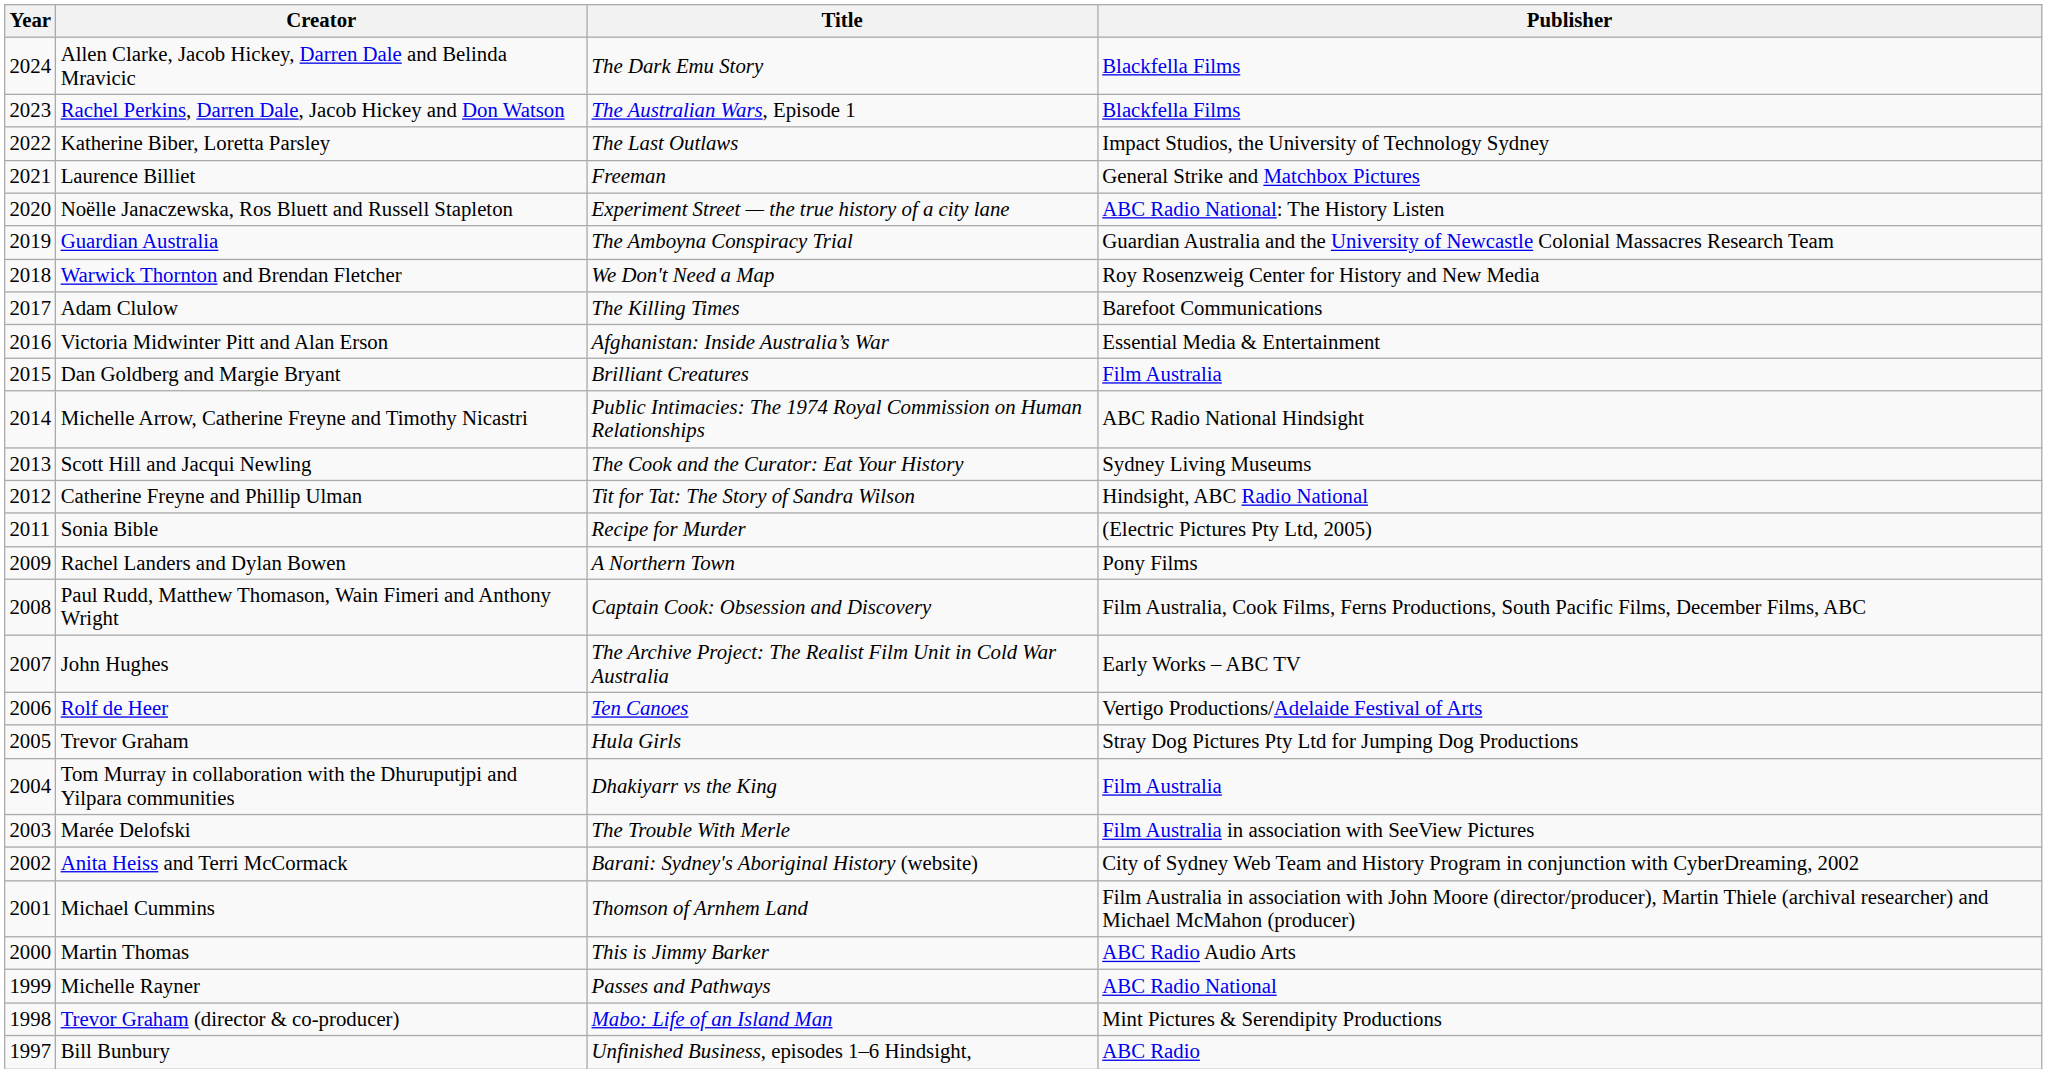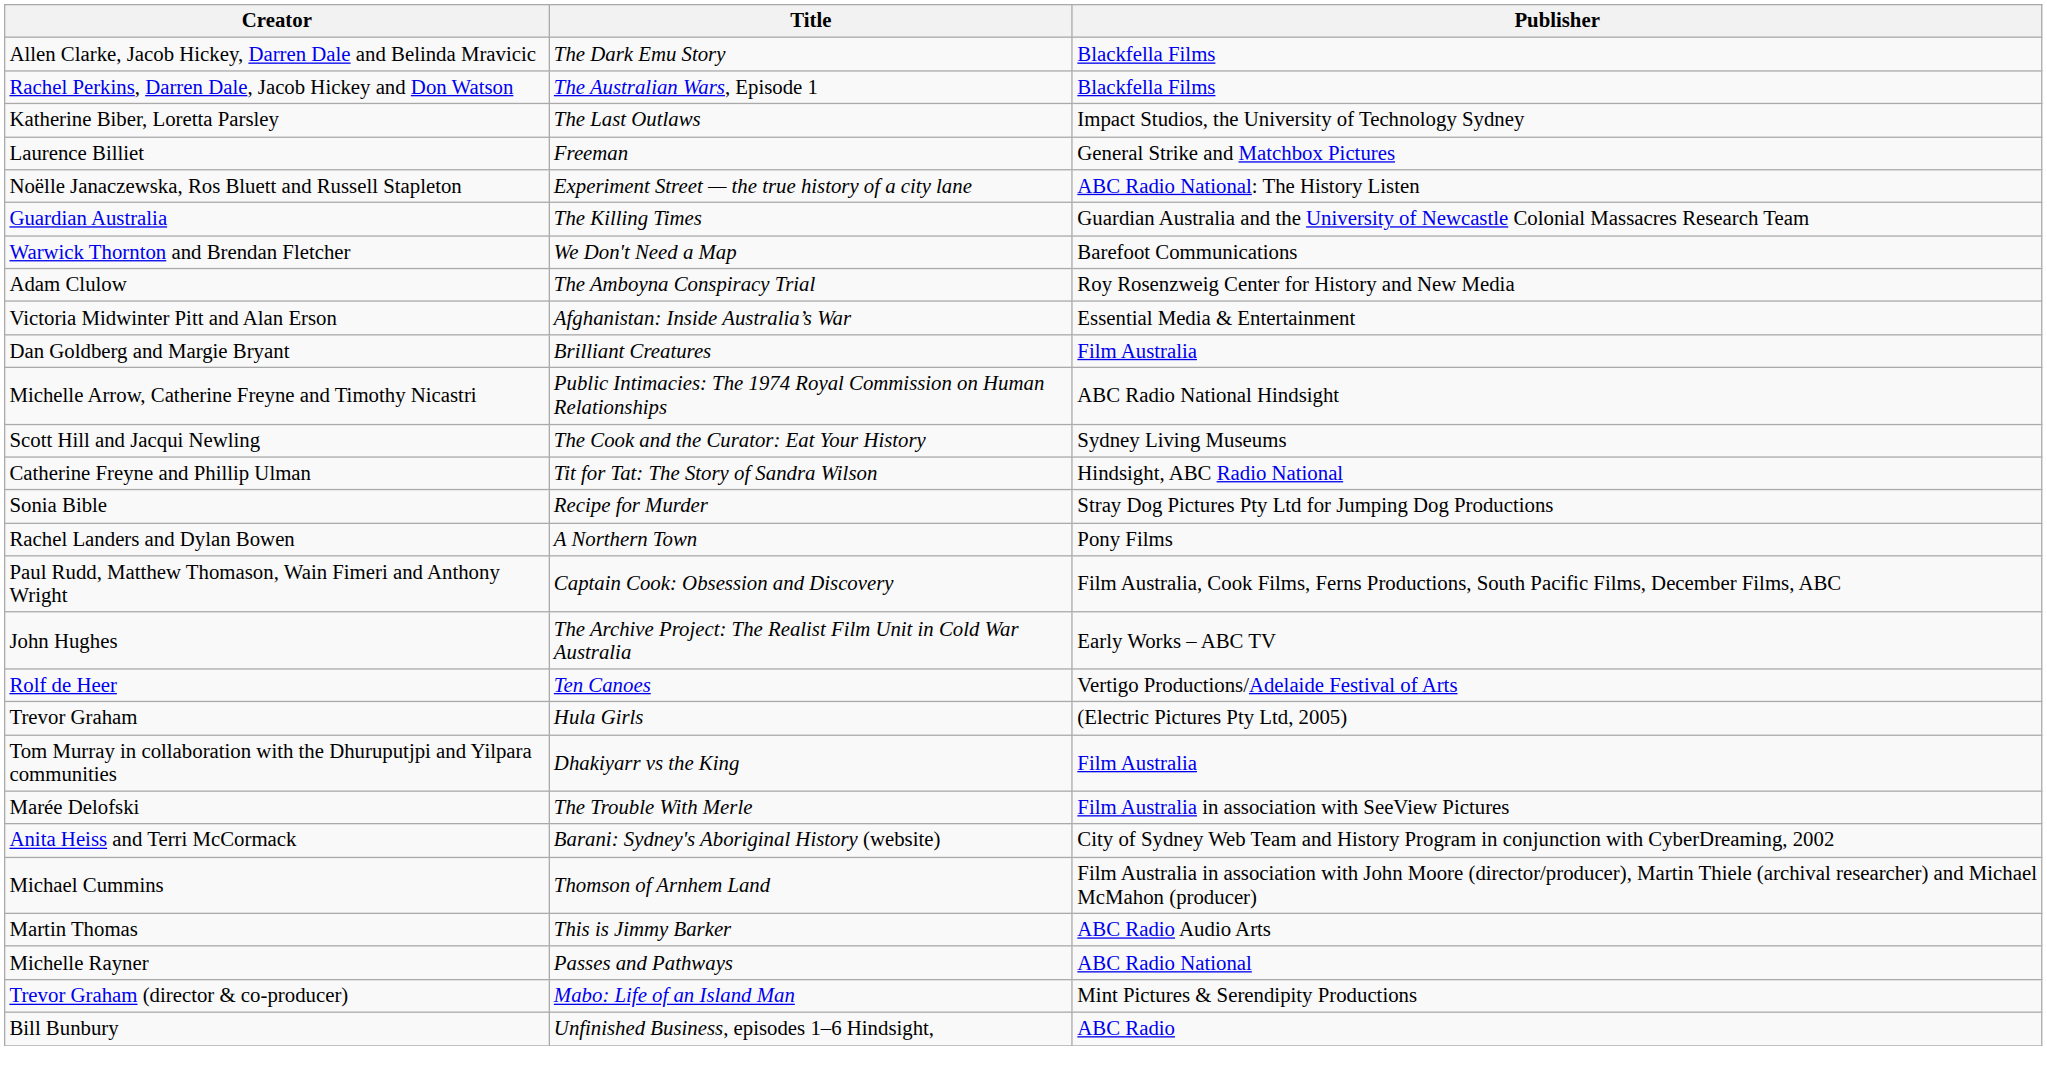- column: (30, 20)
(722, 242) The Amboyna Conspiracy Trial -> (628, 218) The Killing Times
(1321, 275) Roy Rosenzweig Center for History and New Media -> (1187, 251) Barefoot Communications
(666, 308) The Killing Times -> (685, 284) The Amboyna Conspiracy Trial
(1212, 308) Barefoot Communications -> (1296, 284) Roy Rosenzweig Center for History and New Media
(1237, 529) (Electric Pictures Pty Ltd, 2005) -> (1315, 506) Stray Dog Pictures Pty Ltd for Jumping Dog Productions
(1340, 741) Stray Dog Pictures Pty Ltd for Jumping Dog Productions -> (1212, 717) (Electric Pictures Pty Ltd, 2005)
